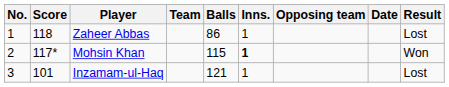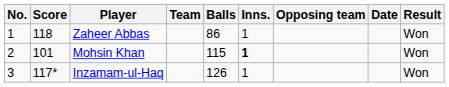(415, 34) Lost -> (416, 34) Won
(45, 53) 117* -> (43, 53) 101
(43, 73) 101 -> (45, 73) 117*
(217, 73) 121 -> (217, 73) 126
(415, 73) Lost -> (416, 73) Won
